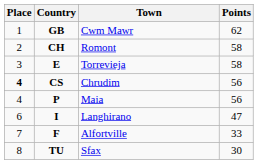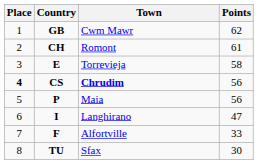(236, 47) 58 -> (236, 47) 61
(100, 82) normal -> (102, 82) bold
(19, 99) 4 -> (19, 99) 5
